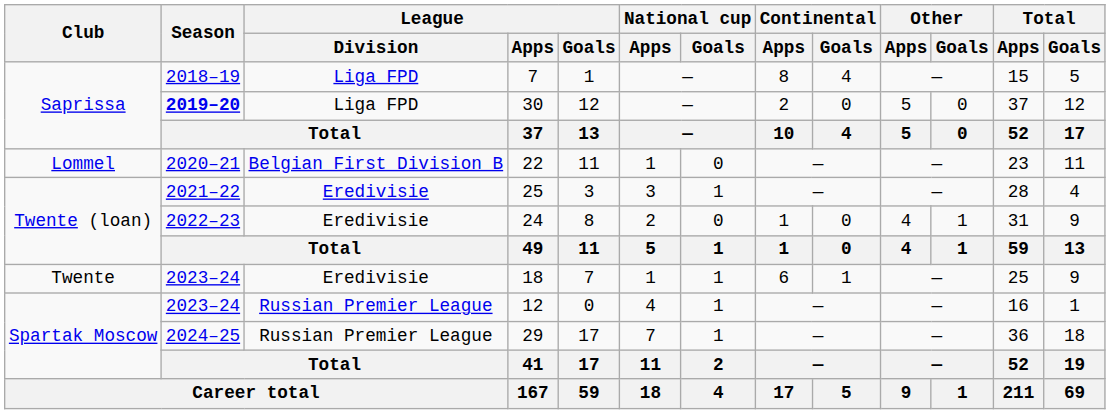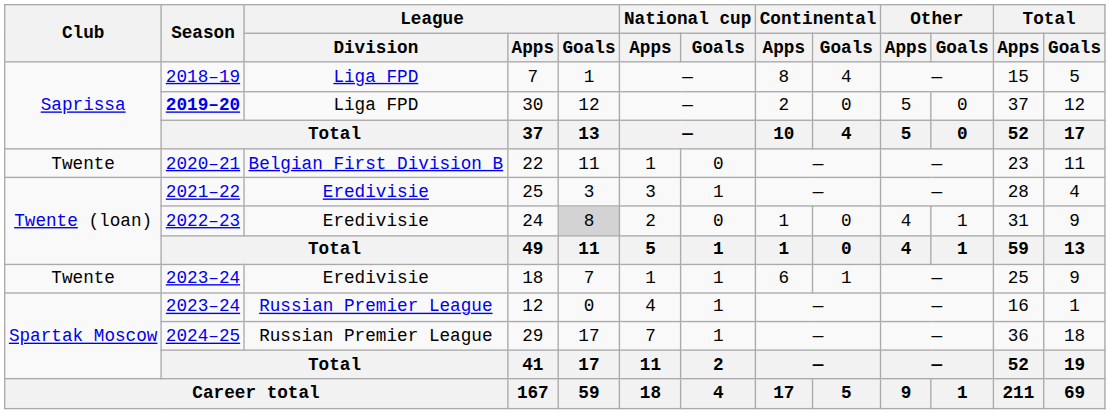(83, 163) Lommel -> (83, 163) Twente
(589, 221) no background -> (589, 221) lightgrey background
